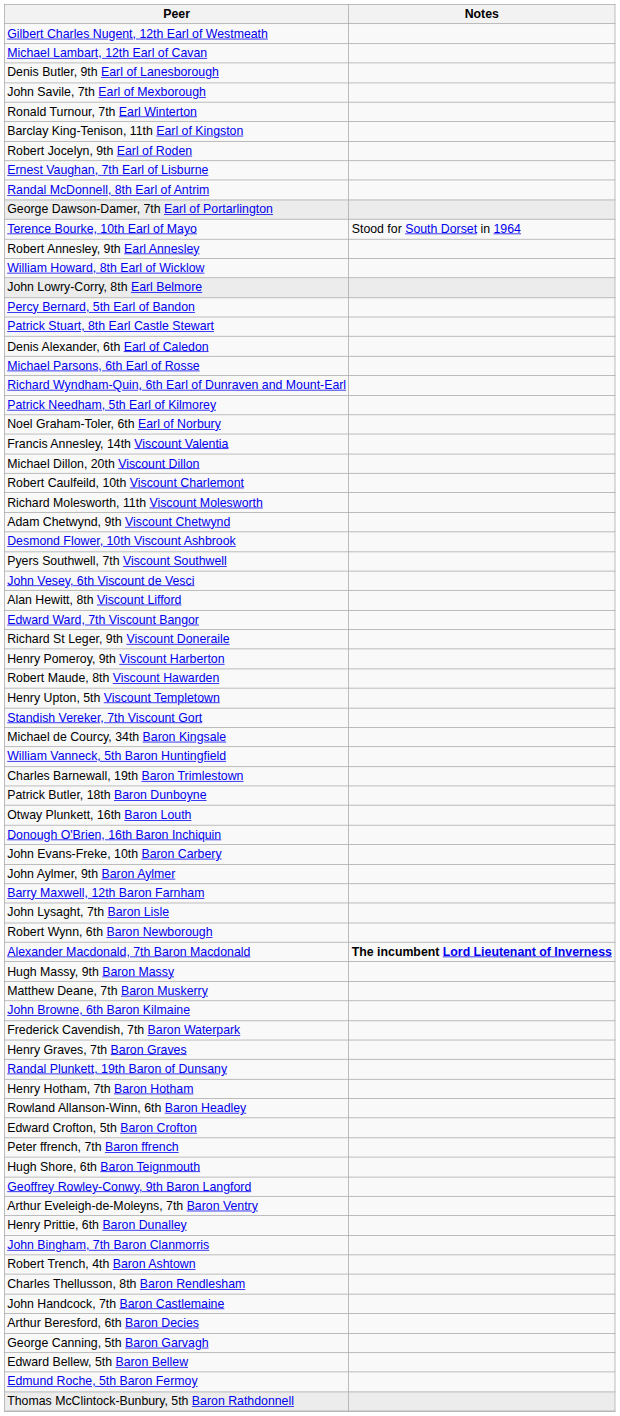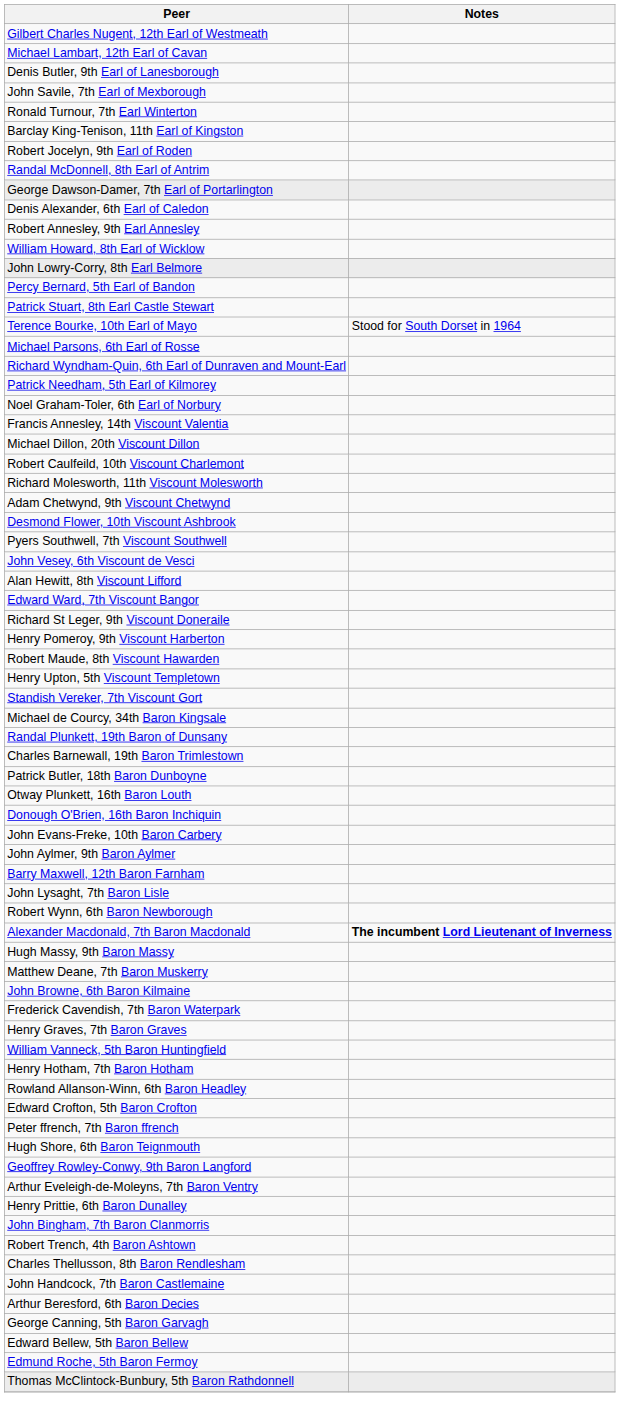- row: (108, 170)
rows swapped: (102, 229) <-> (108, 346)
rows swapped: (117, 1069) <-> (117, 756)
